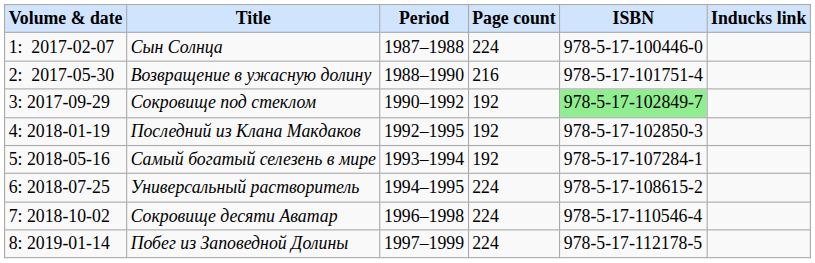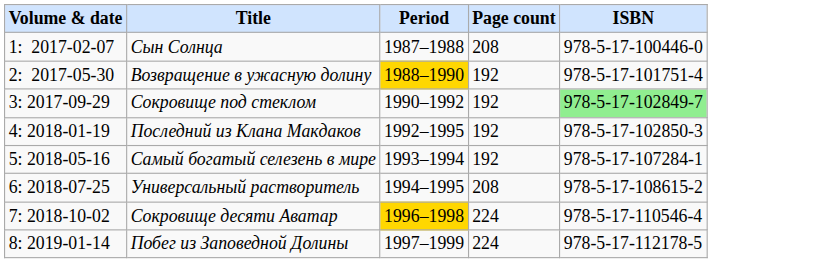- column: (759, 18)
(486, 46) 224 -> (486, 46) 208
(424, 74) no background -> (424, 74) gold background
(486, 74) 216 -> (486, 74) 192
(486, 187) 224 -> (486, 187) 208
(424, 215) no background -> (424, 215) gold background
